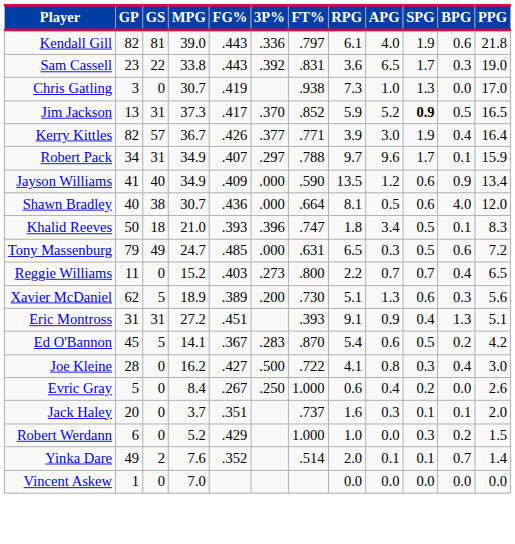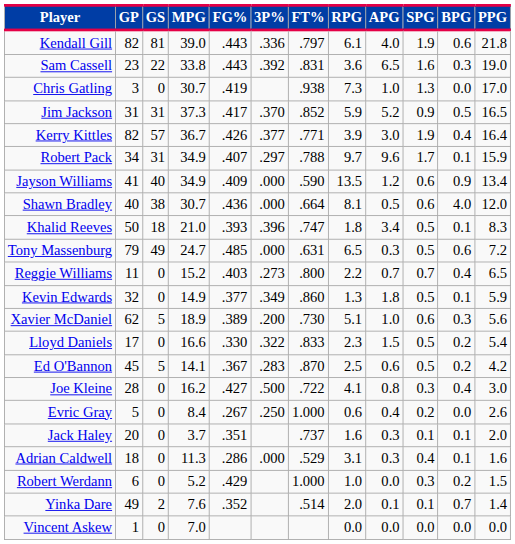(425, 65) 1.7 -> (425, 65) 1.6
(132, 112) 13 -> (132, 112) 31
(425, 112) bold -> (425, 112) normal
+ row: (67, 296)
(390, 296) 1.3 -> (390, 319) 1.0
+ row: (71, 342)
- row: (71, 319)
(353, 342) 5.4 -> (353, 366) 2.5
+ row: (64, 458)
